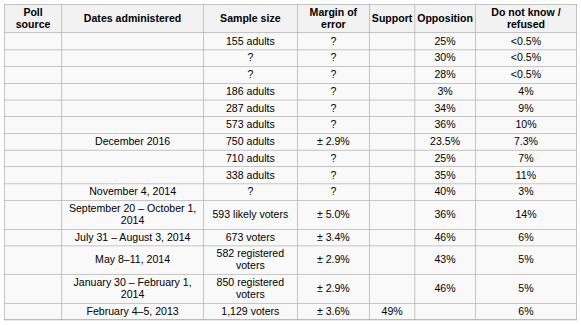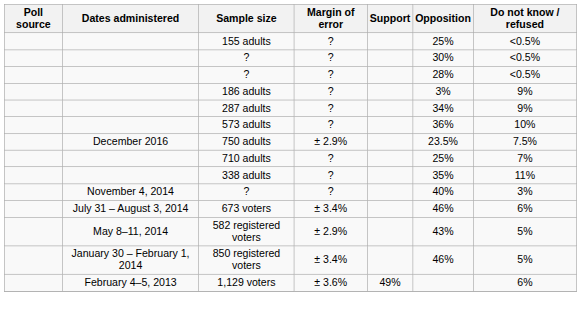(526, 91) 4% -> (525, 91) 9%
(526, 141) 7.3% -> (525, 141) 7.5%
- row: (133, 214)
(333, 288) ± 2.9% -> (331, 260) ± 3.4%
